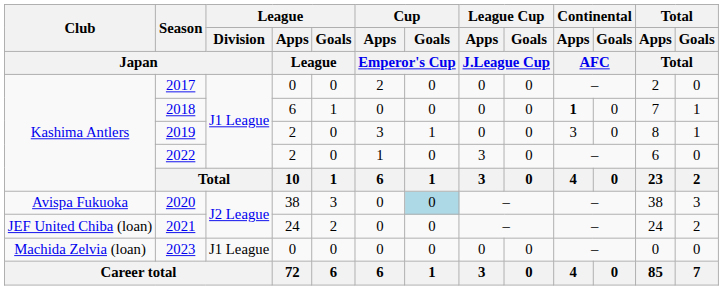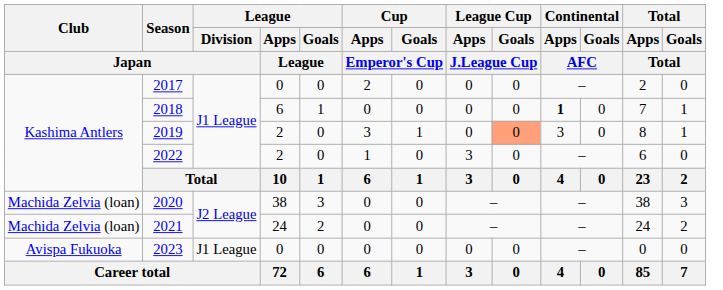(529, 132) no background -> (516, 132) lightsalmon background
(80, 202) Avispa Fukuoka -> (74, 202) Machida Zelvia (loan)
(432, 202) lightblue background -> (419, 202) no background
(80, 226) JEF United Chiba (loan) -> (74, 226) Machida Zelvia (loan)
(80, 249) Machida Zelvia (loan) -> (74, 249) Avispa Fukuoka
